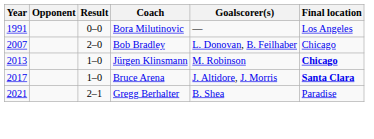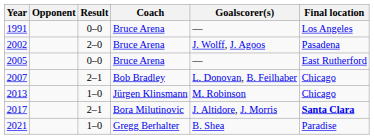(148, 28) Bora Milutinovic -> (139, 28) Bruce Arena
+ row: (17, 45)
+ row: (17, 61)
(94, 45) 2–0 -> (94, 77) 2–1
(320, 61) bold -> (319, 93) normal
(94, 77) 1–0 -> (94, 110) 2–1
(139, 77) Bruce Arena -> (148, 110) Bora Milutinovic
(94, 93) 2–1 -> (94, 126) 1–0
